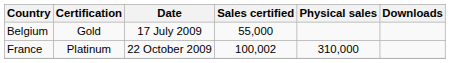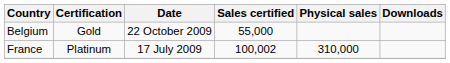(170, 31) 17 July 2009 -> (170, 31) 22 October 2009
(170, 49) 22 October 2009 -> (170, 49) 17 July 2009
